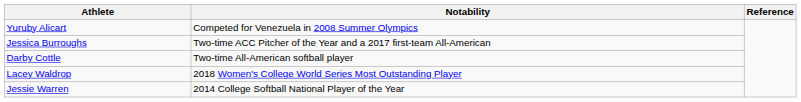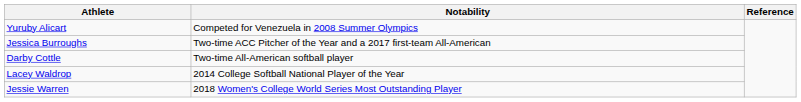(327, 74) 2018 Women's College World Series Most Outstanding Player -> (299, 74) 2014 College Softball National Player of the Year
(299, 89) 2014 College Softball National Player of the Year -> (327, 89) 2018 Women's College World Series Most Outstanding Player
